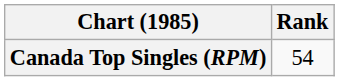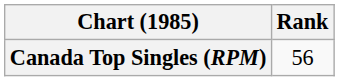(303, 57) 54 -> (303, 57) 56
